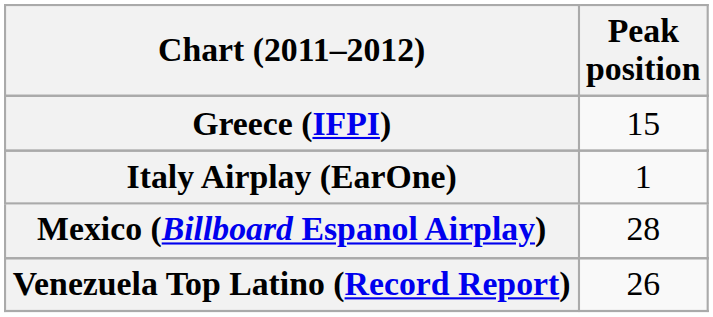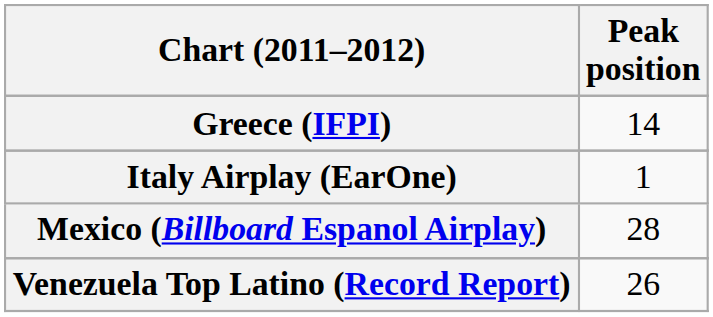(643, 122) 15 -> (643, 122) 14
